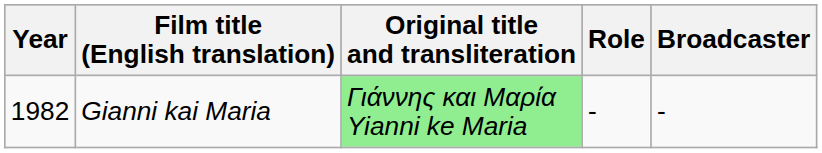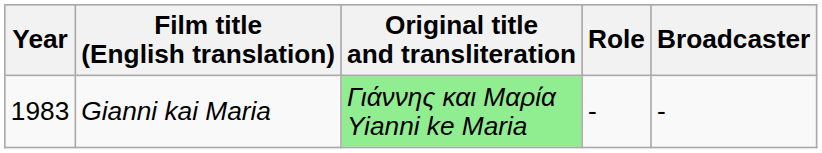(40, 111) 1982 -> (40, 111) 1983
